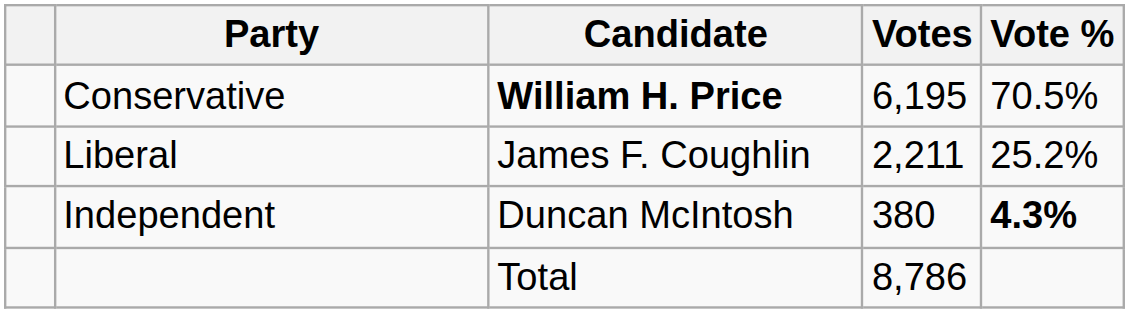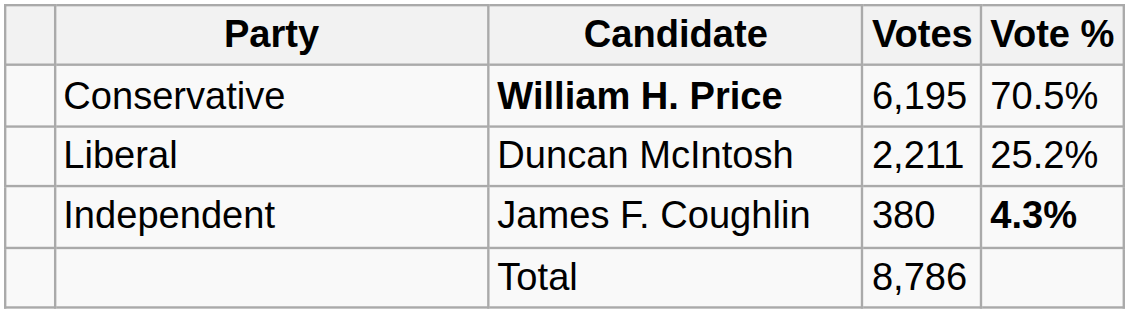(654, 155) James F. Coughlin -> (646, 155) Duncan McIntosh
(646, 215) Duncan McIntosh -> (654, 215) James F. Coughlin
